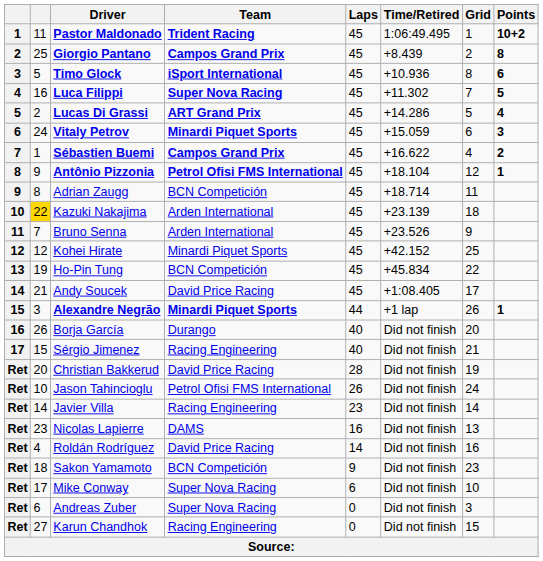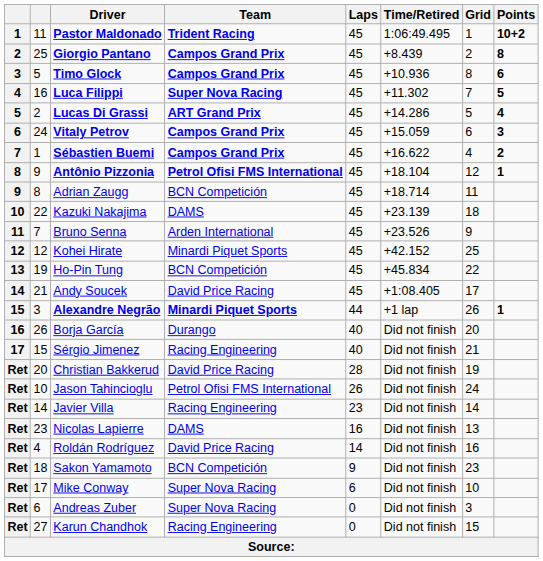(225, 73) iSport International -> (226, 73) Campos Grand Prix
(232, 132) Minardi Piquet Sports -> (226, 132) Campos Grand Prix
(40, 211) gold background -> (40, 211) no background
(221, 211) Arden International -> (186, 211) DAMS
